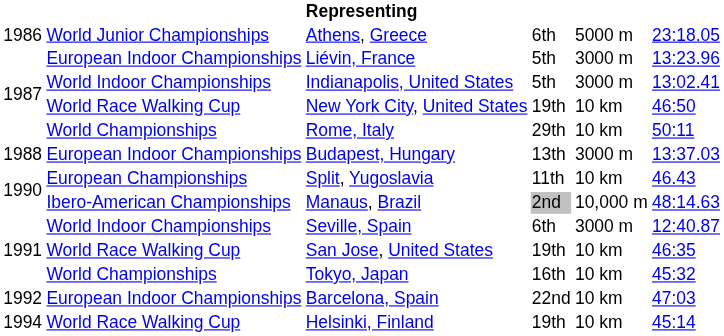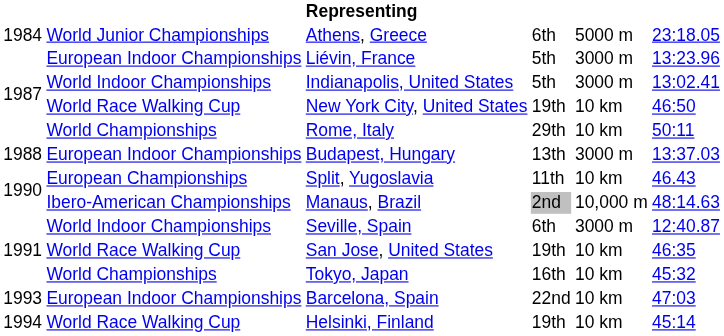(23, 35) 1986 -> (23, 35) 1984
(23, 298) 1992 -> (23, 298) 1993
